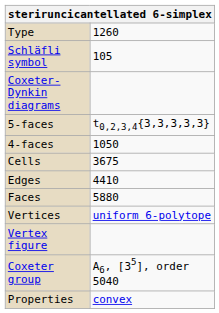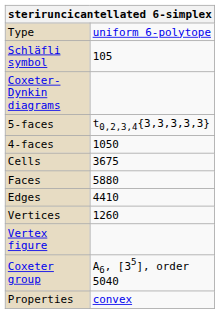(106, 32) 1260 -> (152, 32) uniform 6-polytope
rows swapped: (24, 197) <-> (24, 180)
(152, 215) uniform 6-polytope -> (106, 215) 1260
